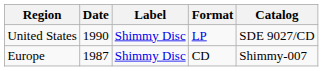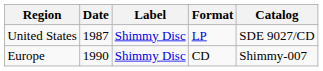(96, 35) 1990 -> (96, 35) 1987
(96, 55) 1987 -> (96, 55) 1990
